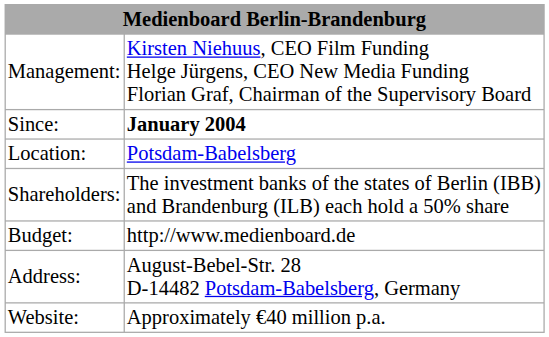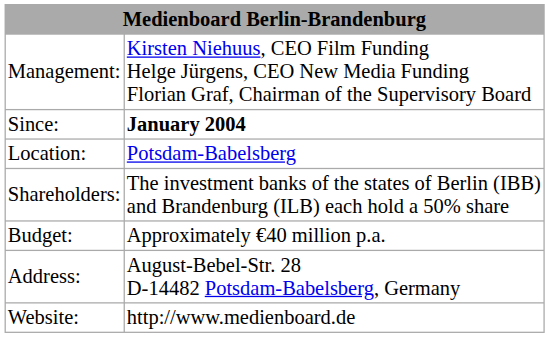(241, 235) http://www.medienboard.de -> (256, 235) Approximately €40 million p.a.
(256, 317) Approximately €40 million p.a. -> (241, 317) http://www.medienboard.de
